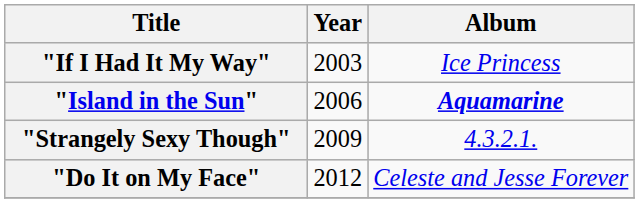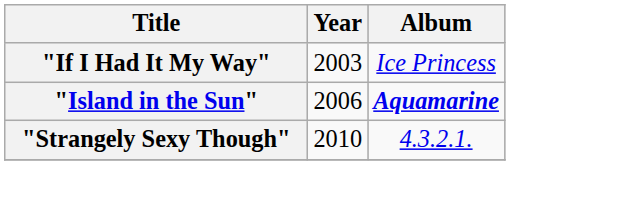(338, 139) 2009 -> (338, 139) 2010
- row: (156, 178)
